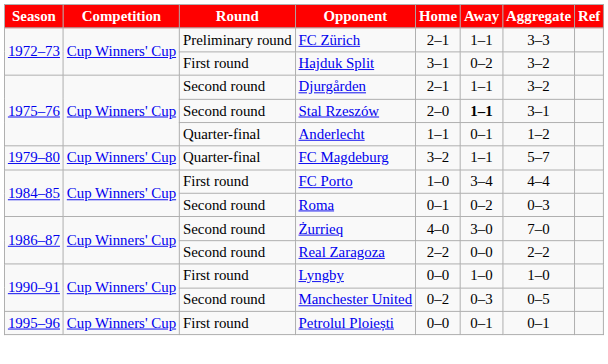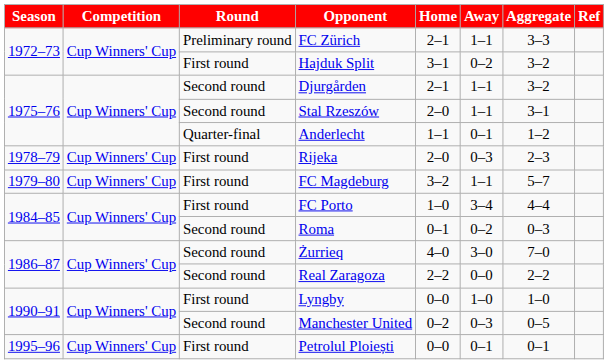(482, 110) bold -> (482, 110) normal
+ row: (318, 157)
(222, 157) Quarter-final -> (216, 181) First round
